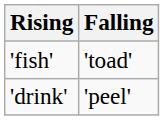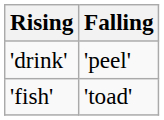rows swapped: (39, 96) <-> (32, 59)
